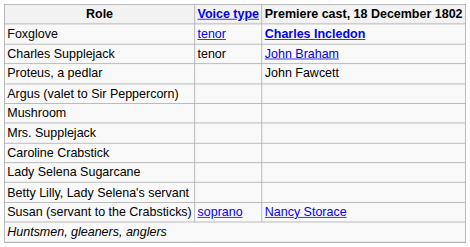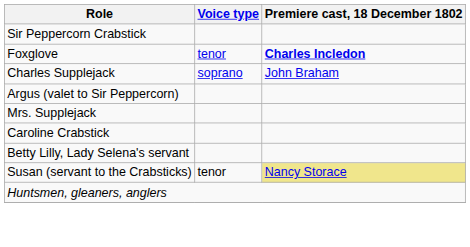+ row: (77, 34)
(212, 53) tenor -> (220, 73) soprano
- row: (55, 73)
- row: (37, 113)
- row: (74, 172)
(220, 212) soprano -> (212, 172) tenor
(306, 212) no background -> (306, 172) khaki background
